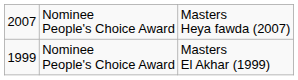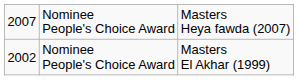(22, 57) 1999 -> (22, 57) 2002
